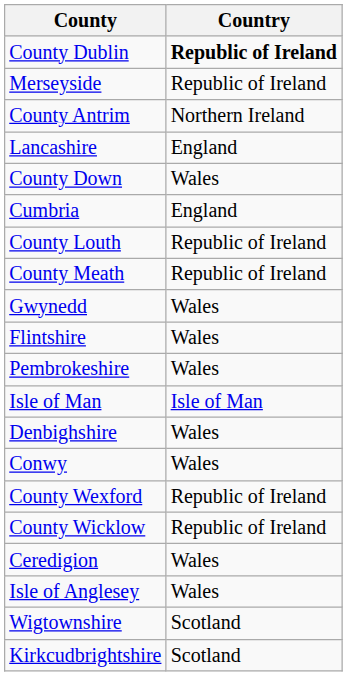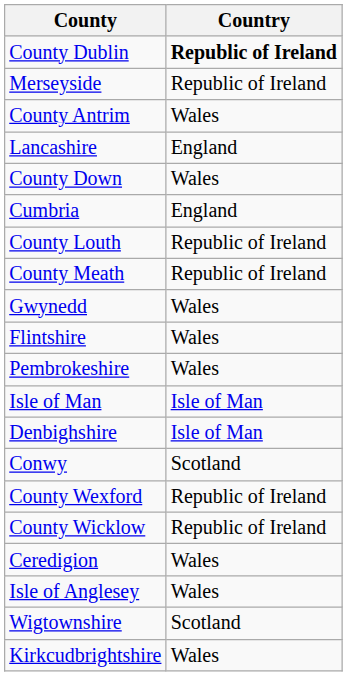(238, 115) Northern Ireland -> (195, 115) Wales
(195, 432) Wales -> (217, 432) Isle of Man
(195, 464) Wales -> (206, 464) Scotland
(206, 654) Scotland -> (195, 654) Wales
